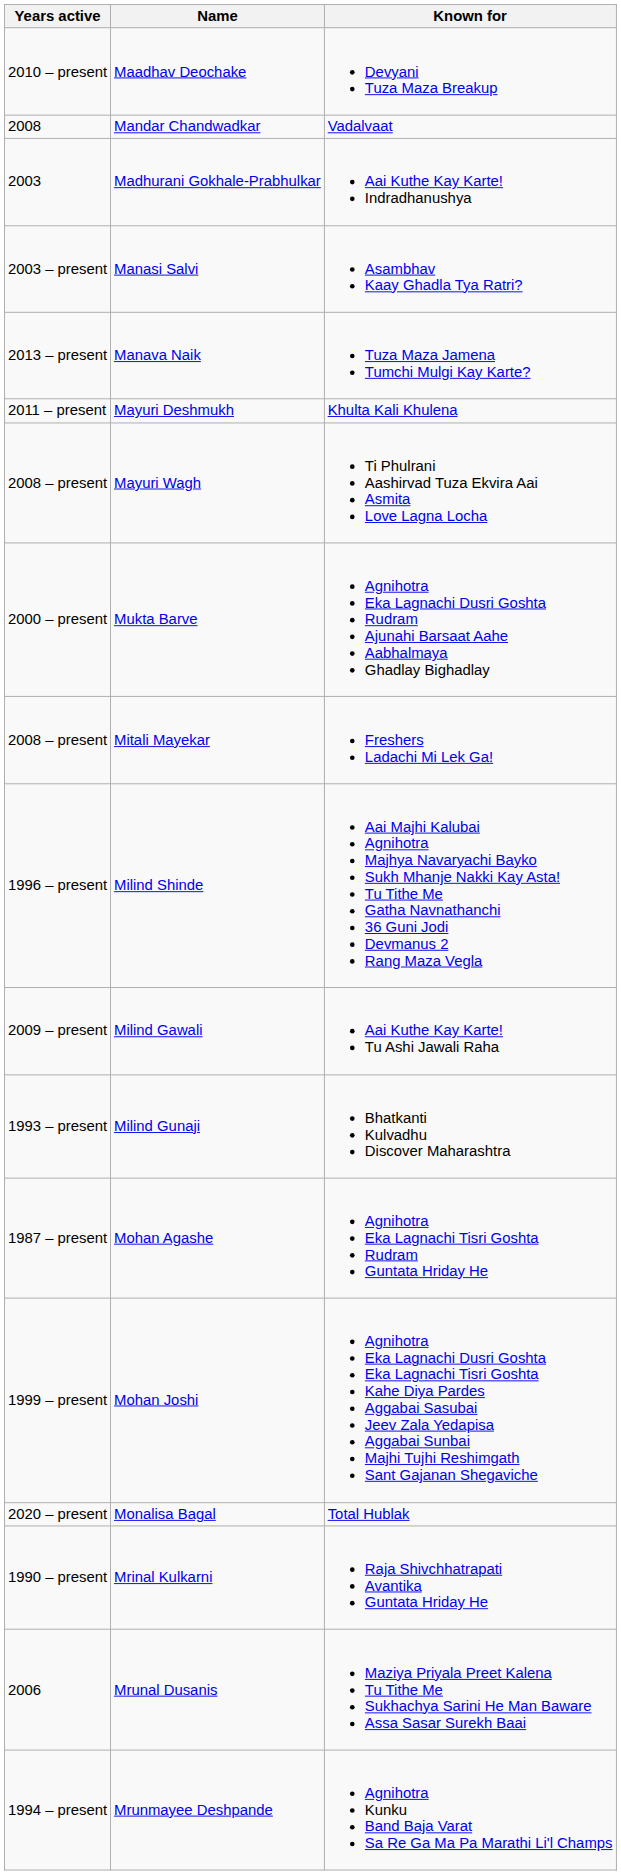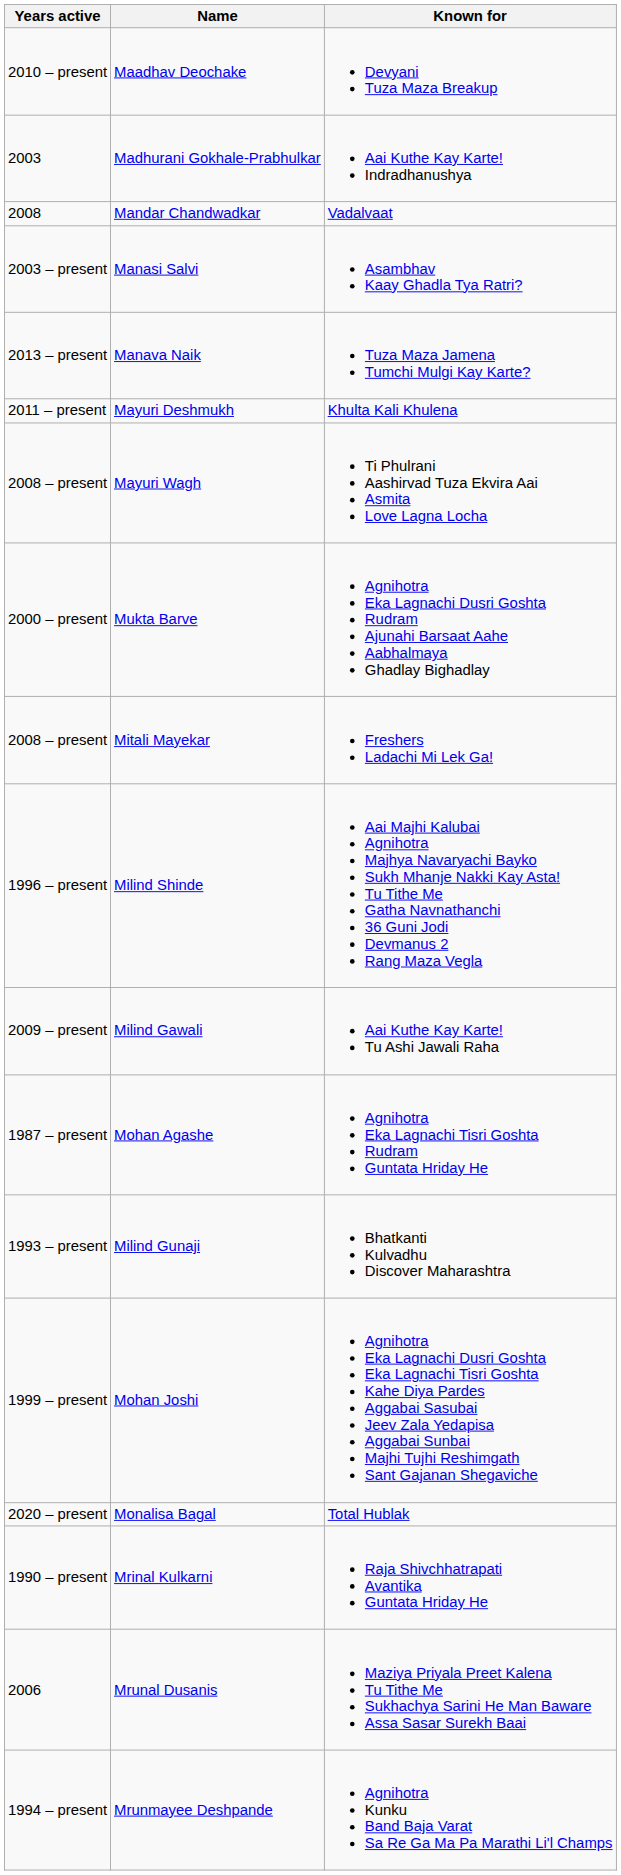rows swapped: (217, 181) <-> (187, 126)
rows swapped: (157, 1126) <-> (164, 1238)
